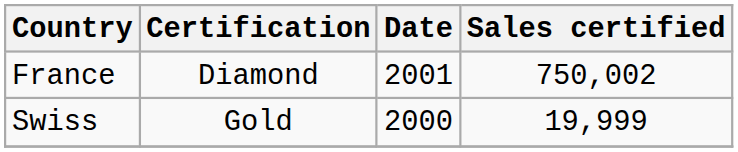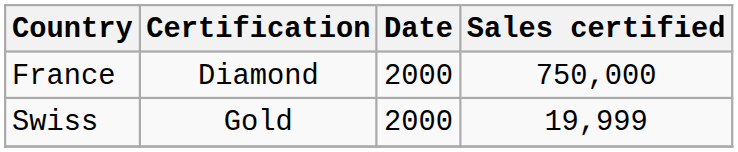(419, 75) 2001 -> (419, 75) 2000
(596, 75) 750,002 -> (596, 75) 750,000
